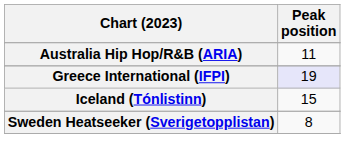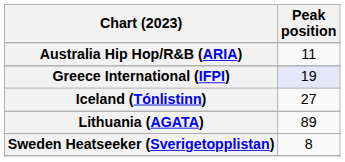(309, 99) 15 -> (309, 99) 27
+ row: (141, 122)
